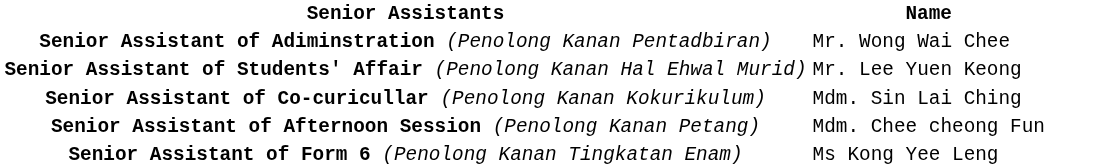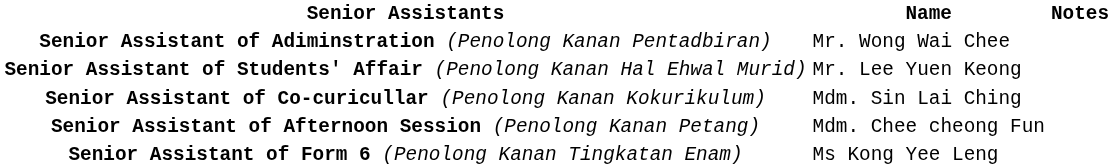+ column: (1080, 14)
